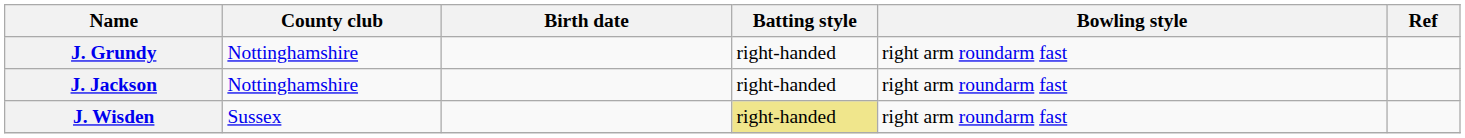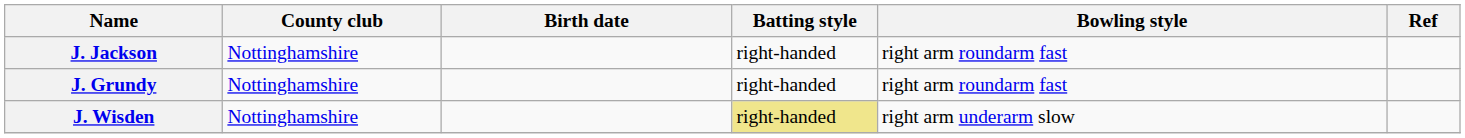rows swapped: (114, 52) <-> (114, 84)
(254, 116) Sussex -> (293, 116) Nottinghamshire
(975, 116) right arm roundarm fast -> (978, 116) right arm underarm slow
